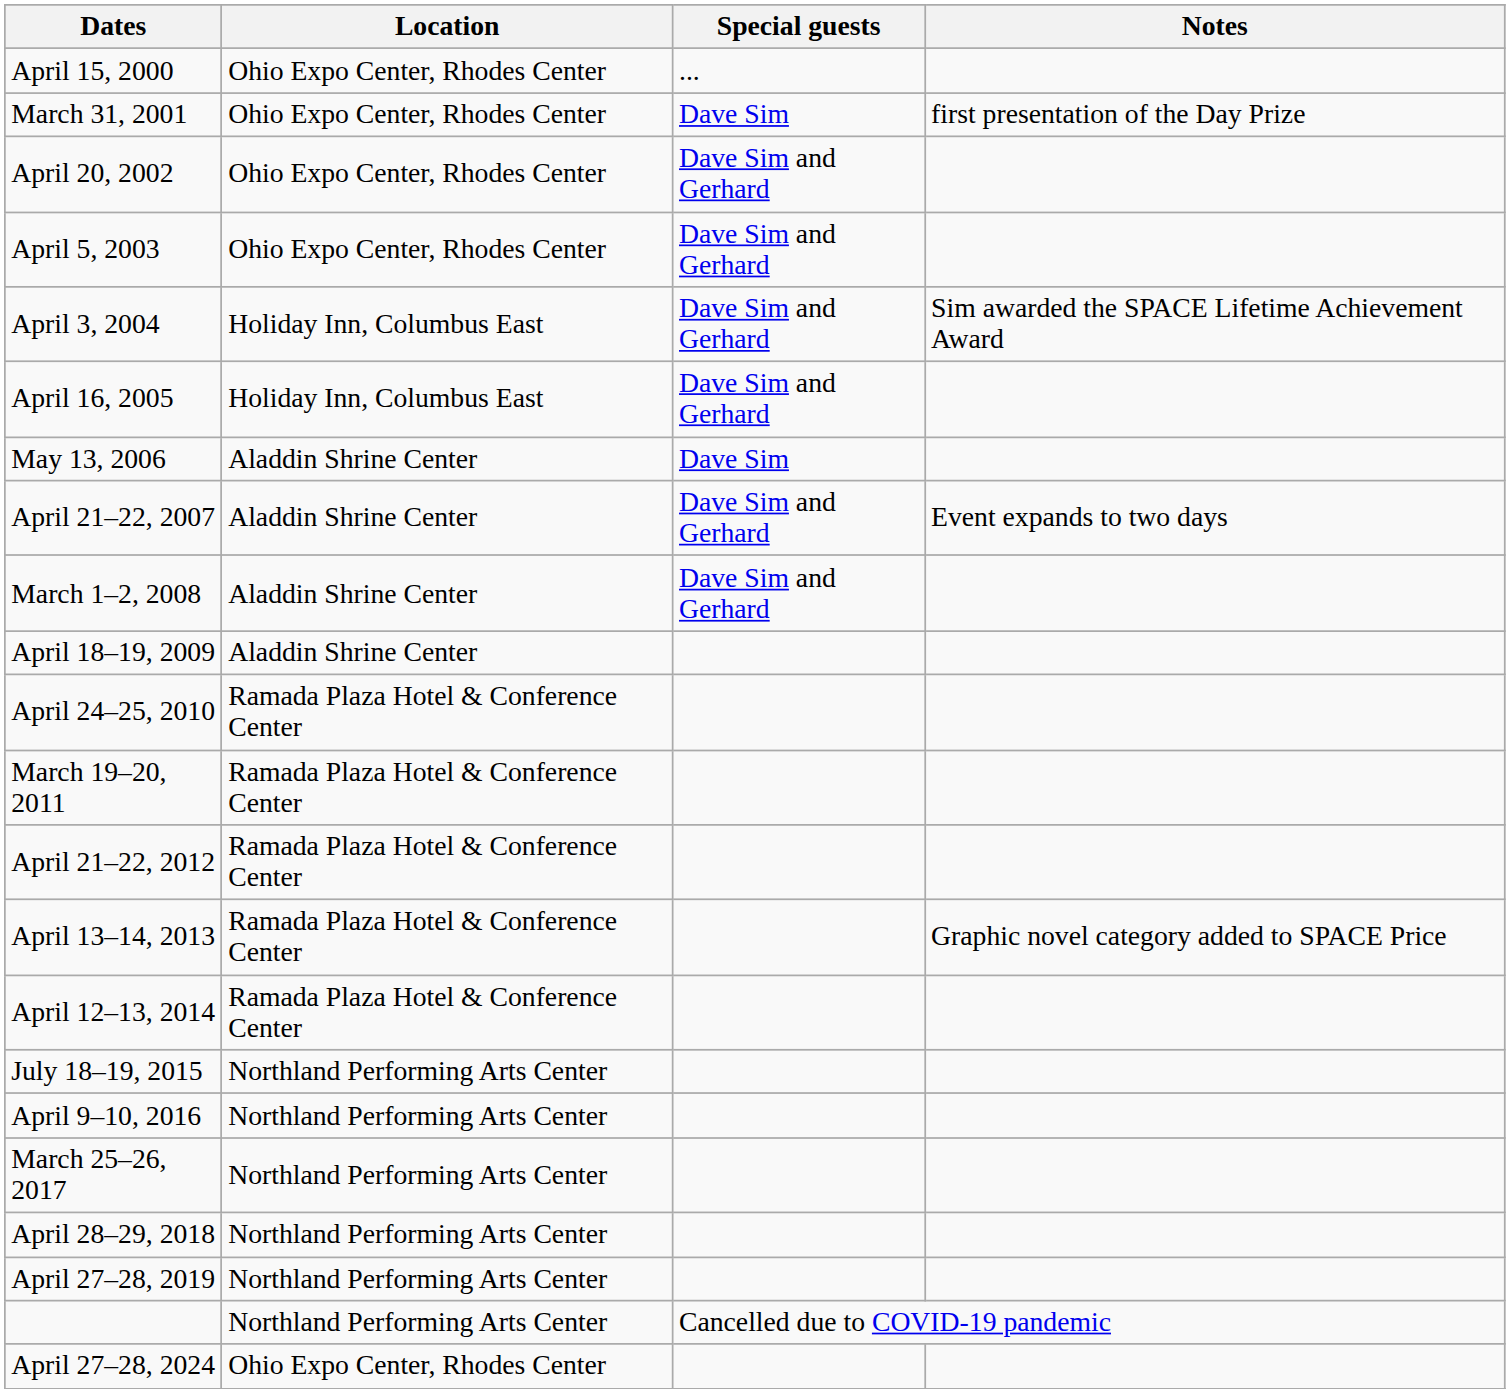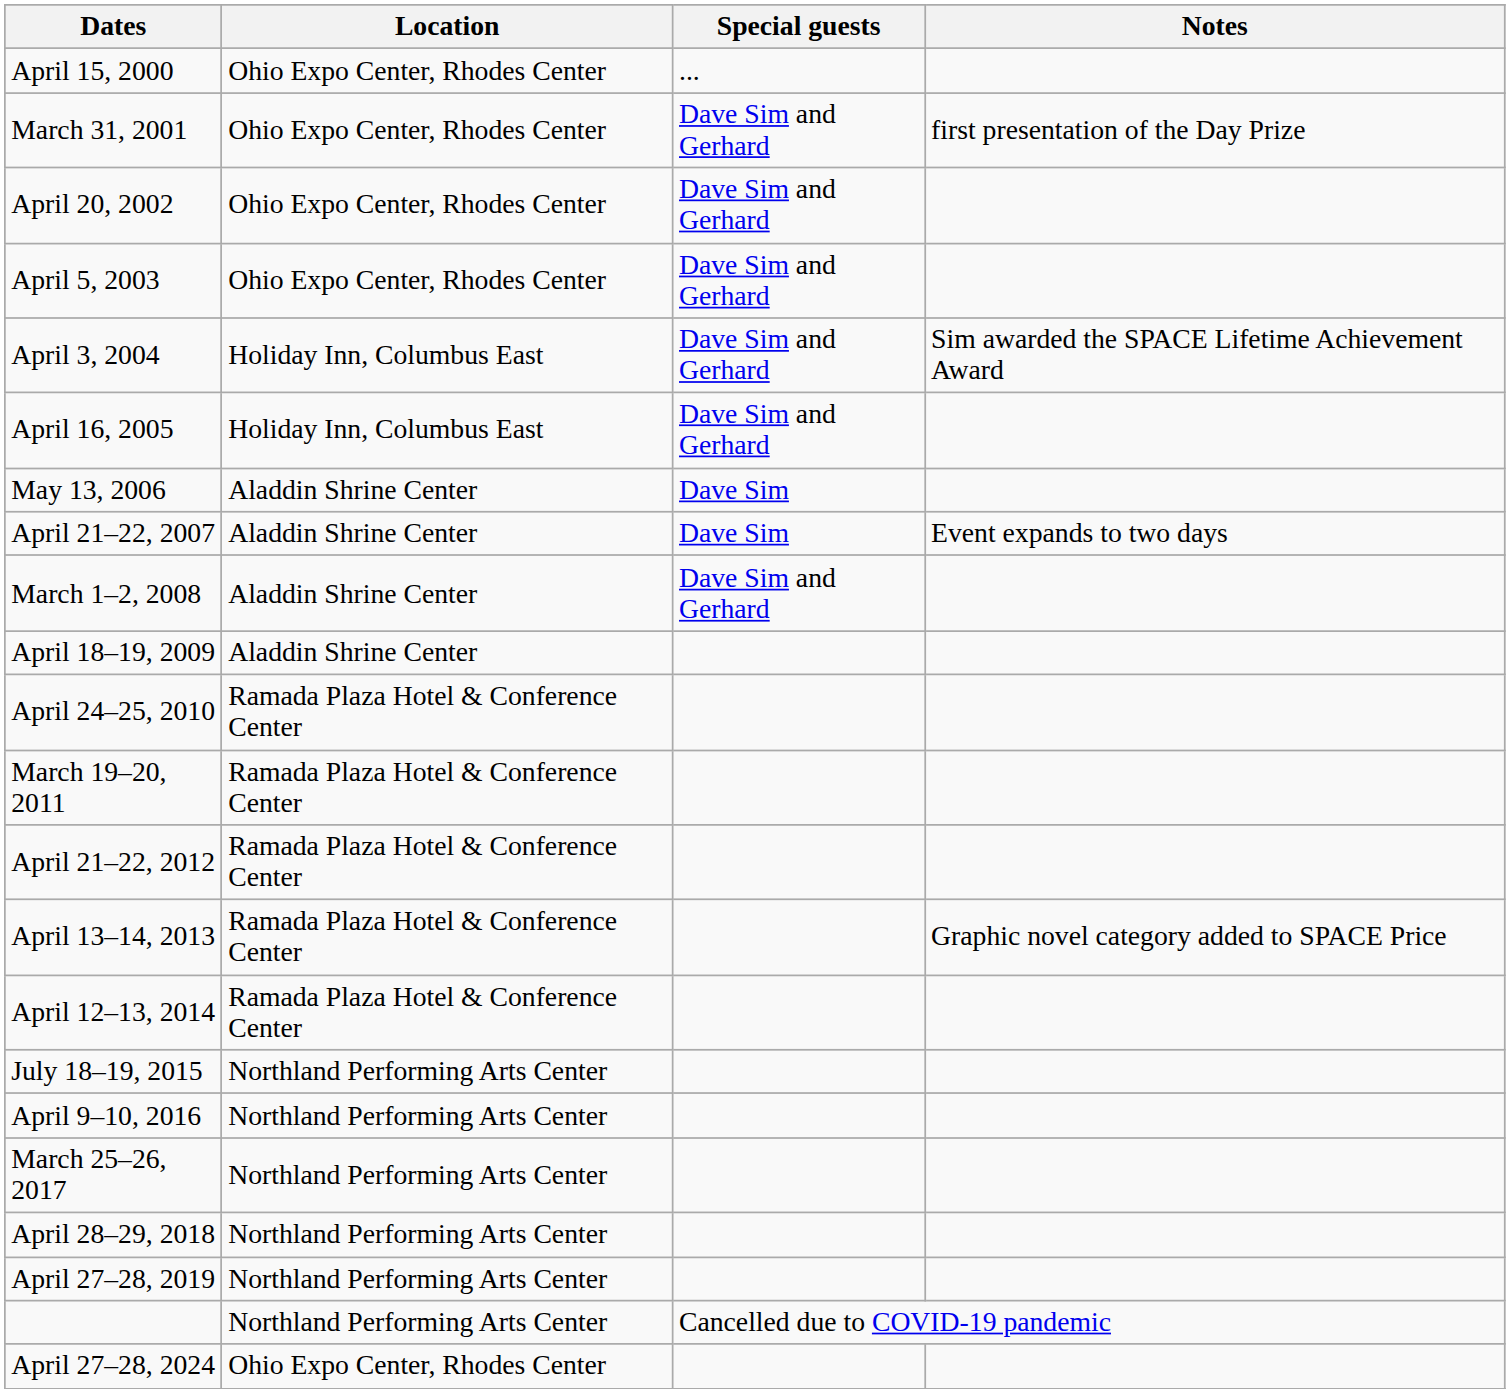(734, 114) Dave Sim -> (757, 129) Dave Sim and Gerhard
(757, 517) Dave Sim and Gerhard -> (734, 533) Dave Sim
